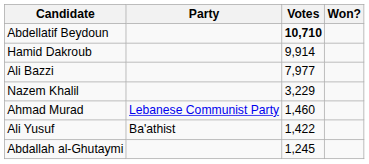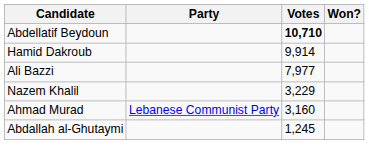(300, 110) 1,460 -> (300, 110) 3,160
- row: (31, 129)
